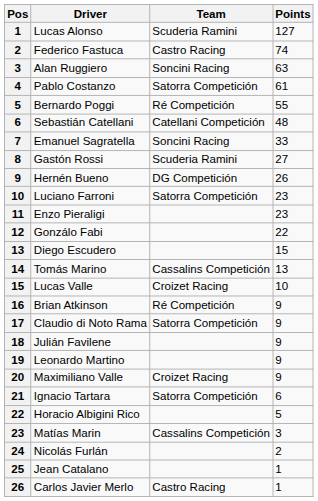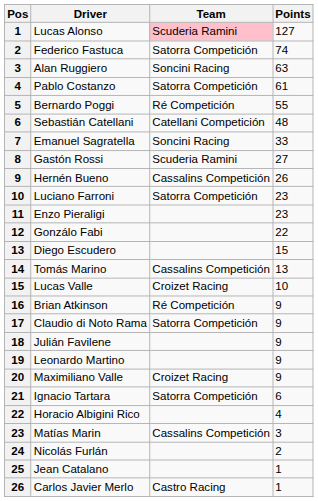(195, 31) no background -> (195, 31) pink background
(189, 50) Castro Racing -> (205, 50) Satorra Competición
(195, 177) DG Competición -> (211, 177) Cassalins Competición
(279, 414) 5 -> (279, 414) 4
